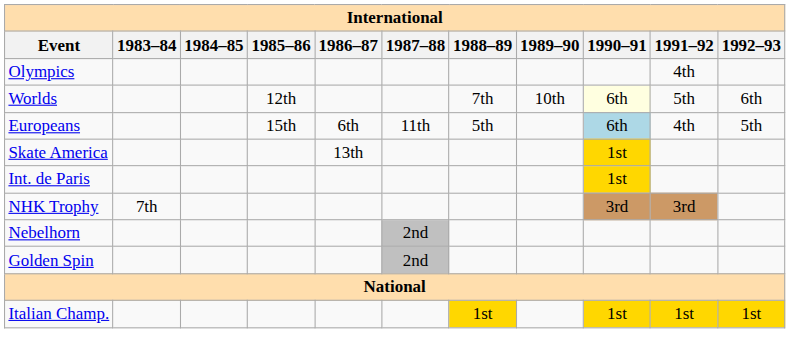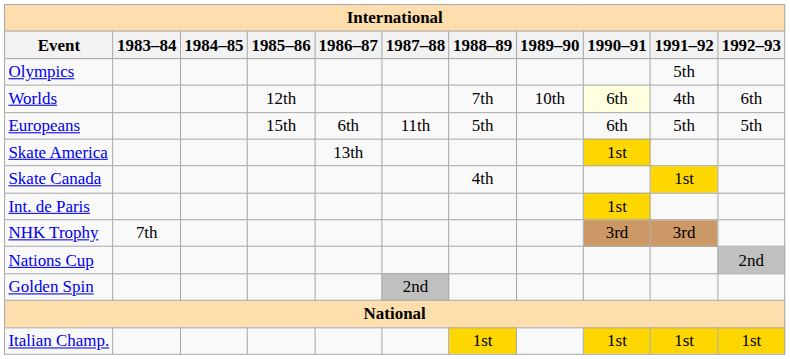(684, 71) 4th -> (684, 71) 5th
(684, 98) 5th -> (684, 98) 4th
(617, 125) lightblue background -> (617, 125) no background
(684, 125) 4th -> (684, 125) 5th
+ row: (55, 179)
+ row: (51, 260)
- row: (44, 233)
